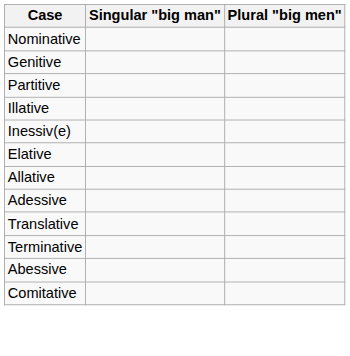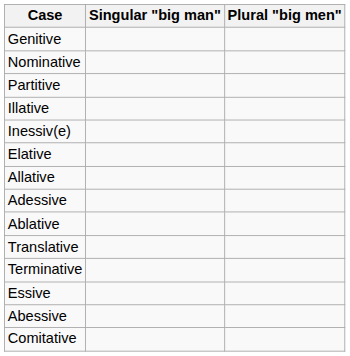rows swapped: (44, 39) <-> (35, 62)
+ row: (34, 223)
+ row: (29, 293)
